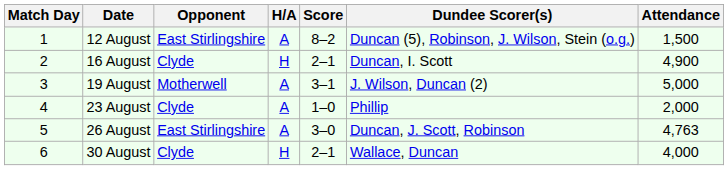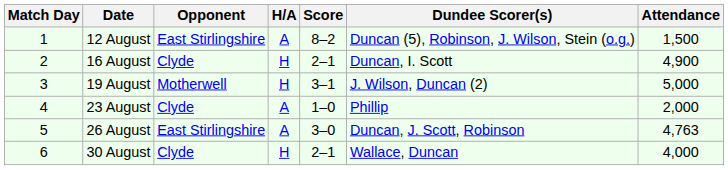(284, 84) A -> (284, 84) H
